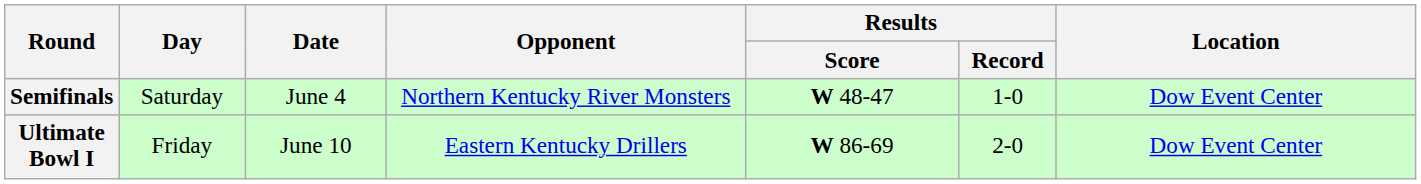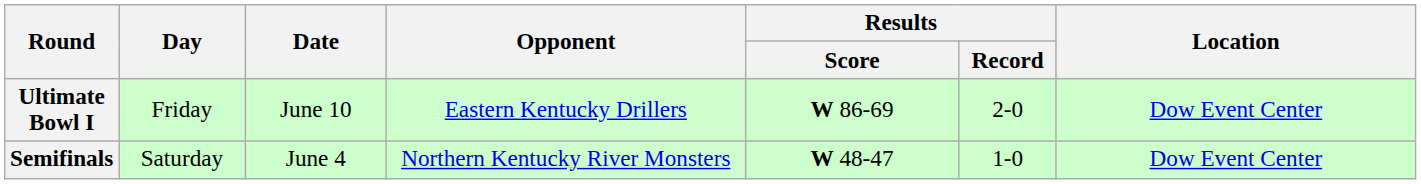rows swapped: (62, 96) <-> (62, 146)
